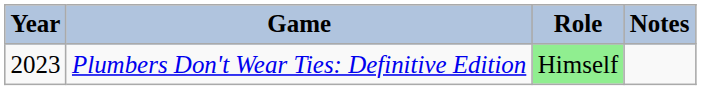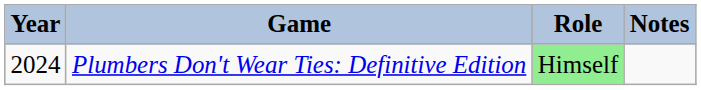(35, 63) 2023 -> (35, 63) 2024
